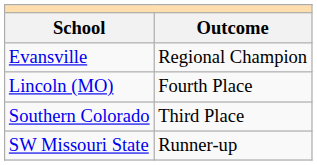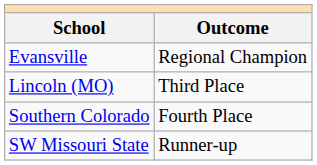(205, 86) Fourth Place -> (201, 86) Third Place
(201, 116) Third Place -> (205, 116) Fourth Place
